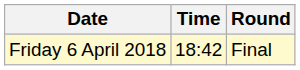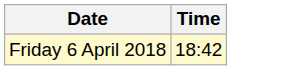- column: (261, 19)
